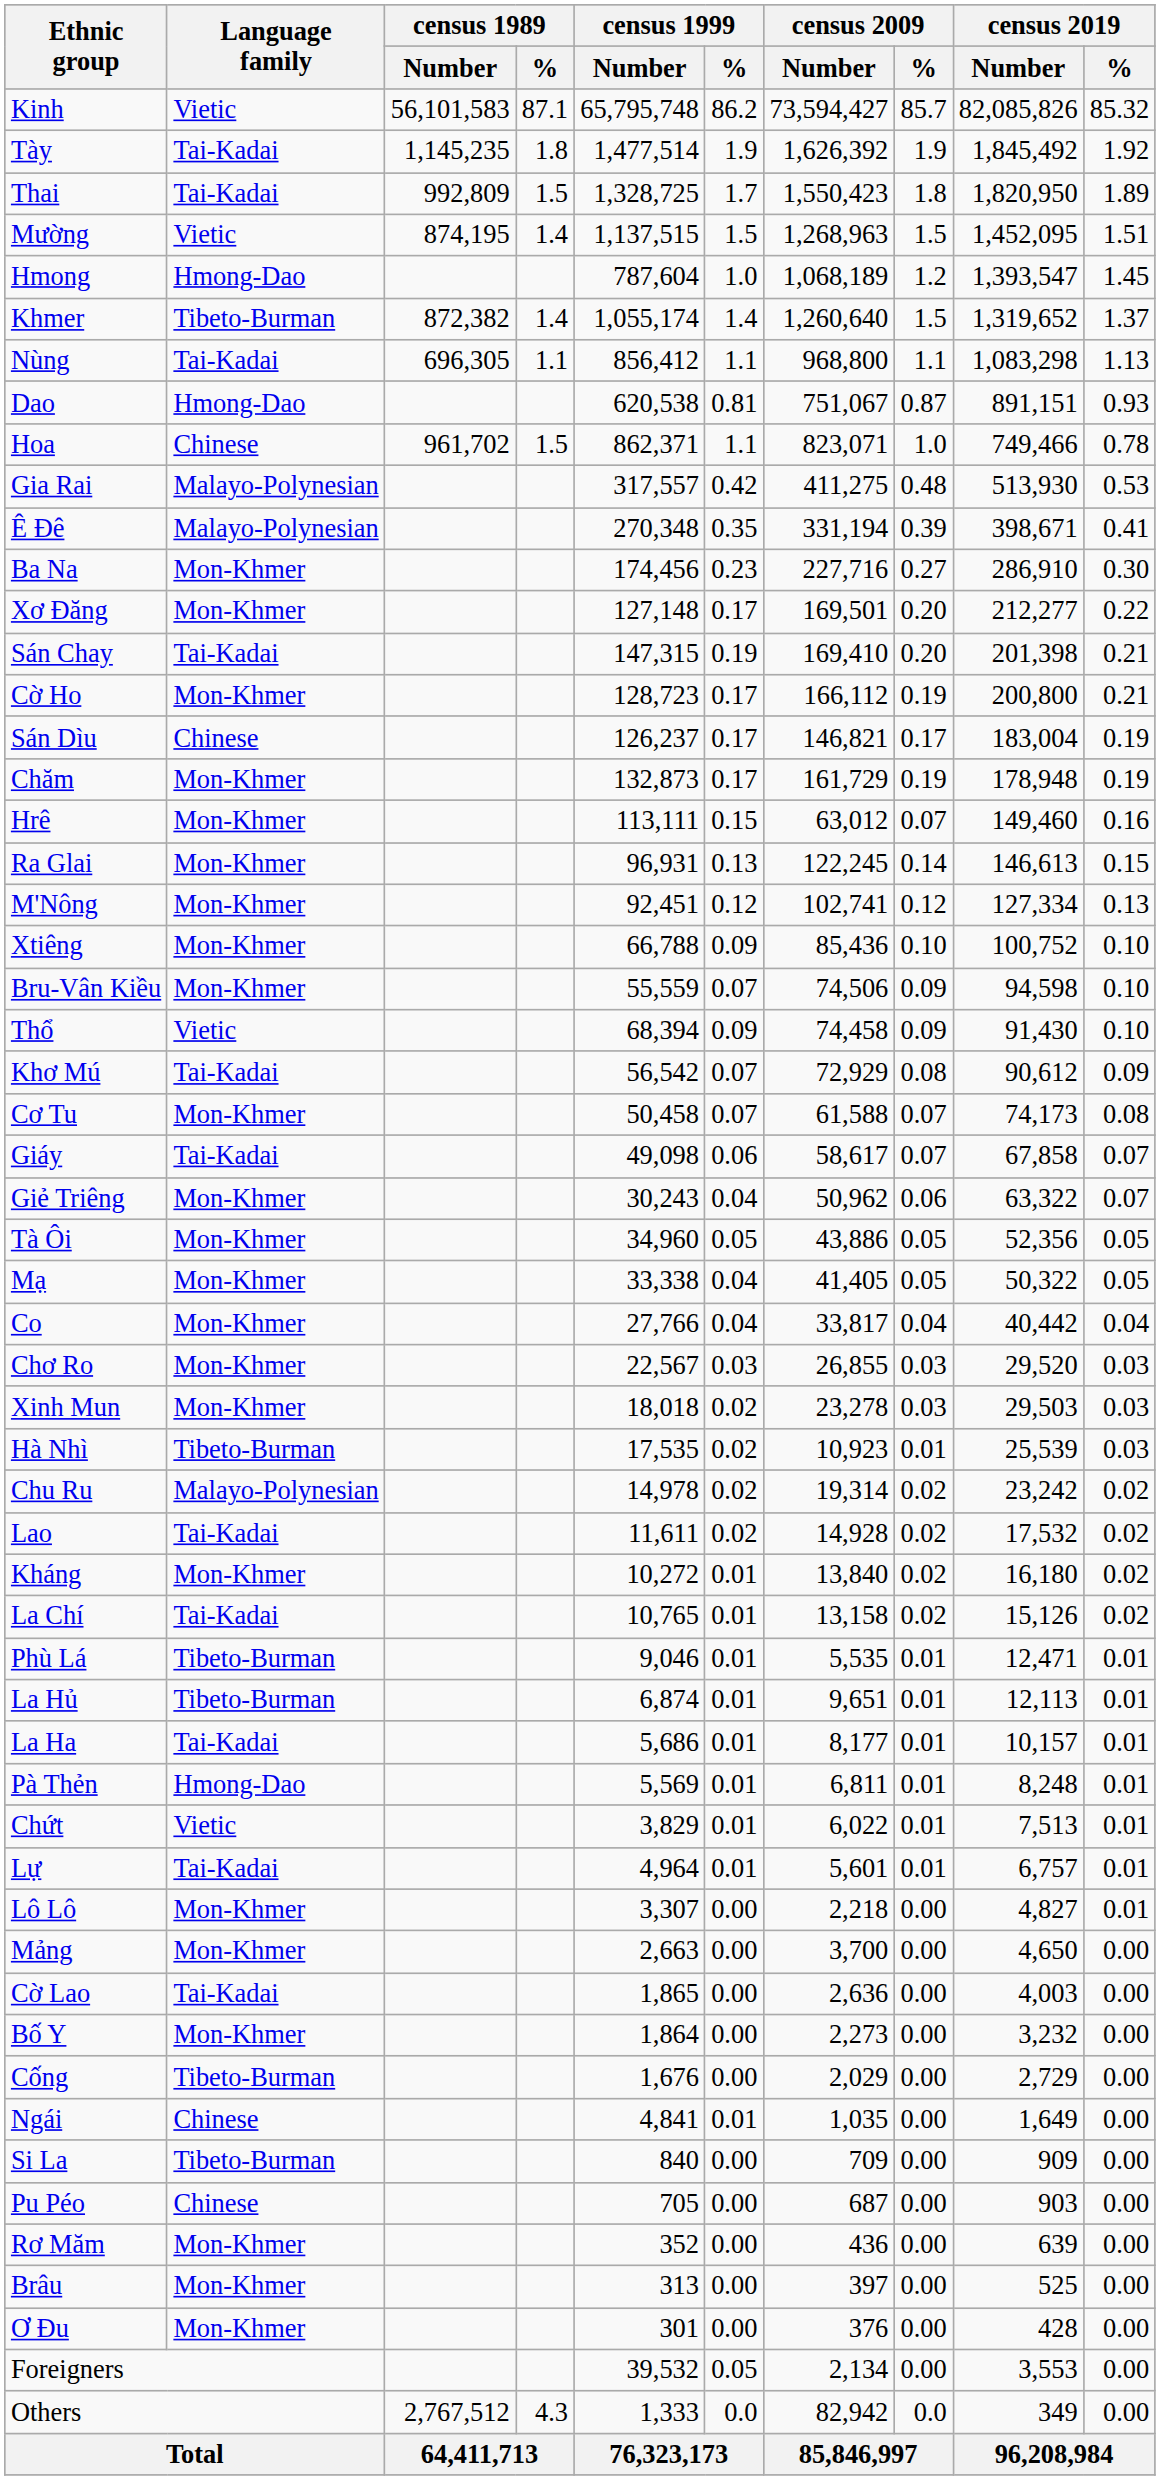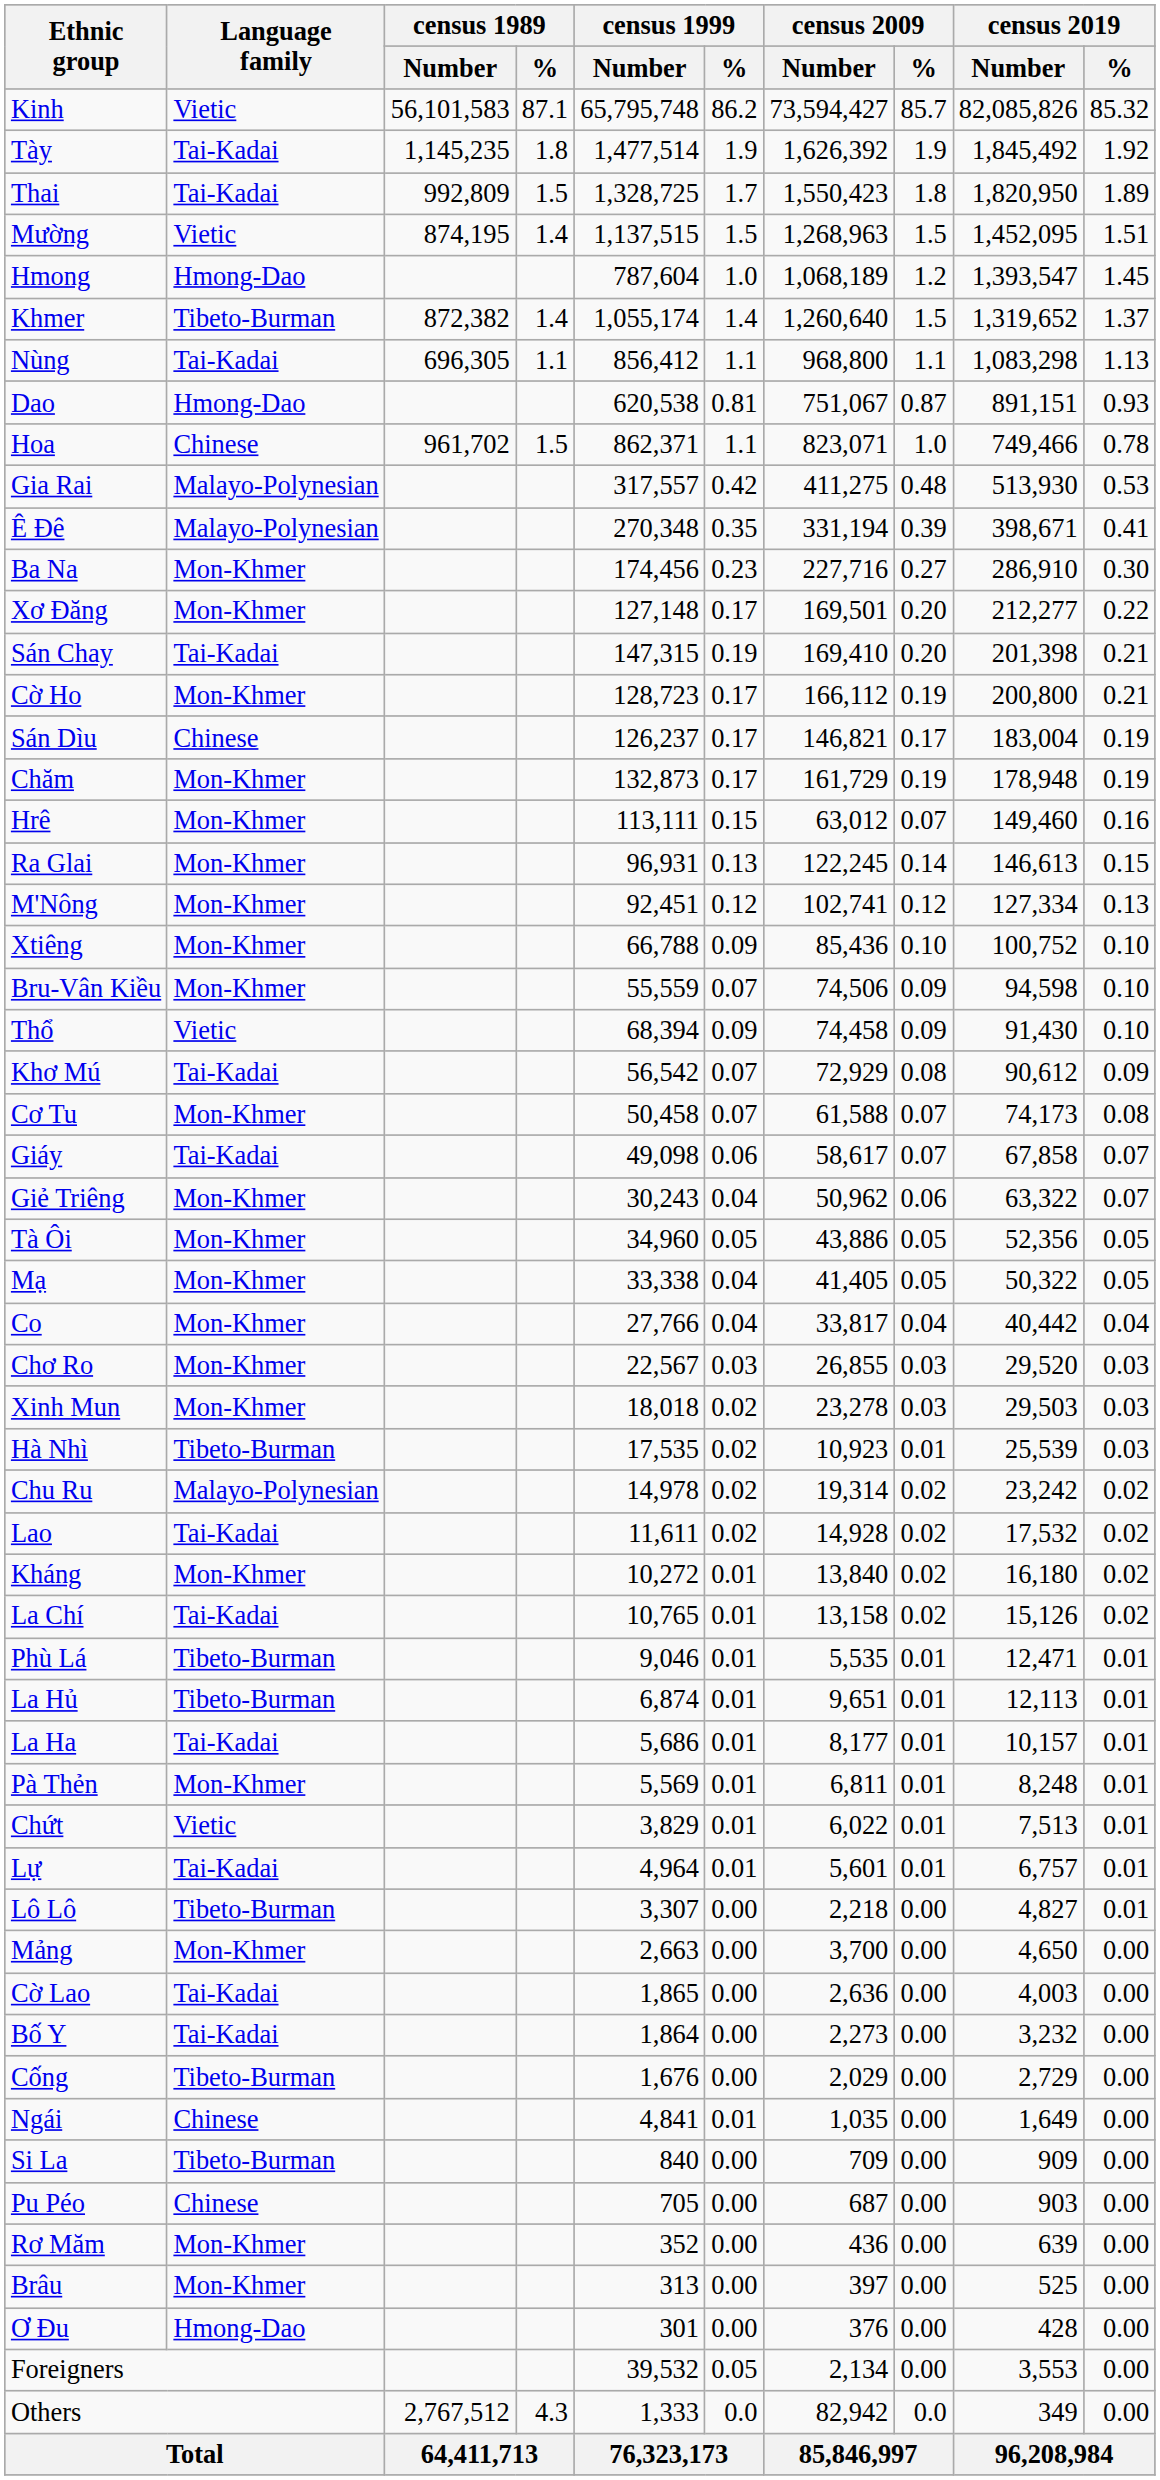(239, 1783) Hmong-Dao -> (239, 1783) Mon-Khmer
(239, 1909) Mon-Khmer -> (254, 1909) Tibeto-Burman
(239, 2035) Mon-Khmer -> (226, 2035) Tai-Kadai
(239, 2328) Mon-Khmer -> (239, 2328) Hmong-Dao
